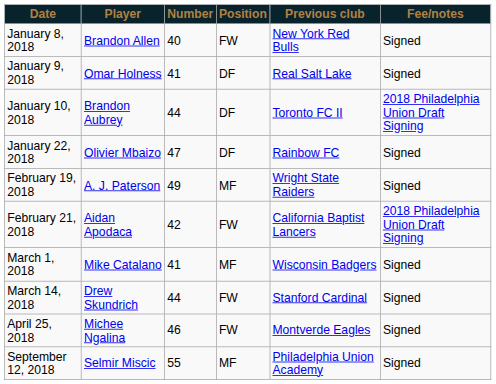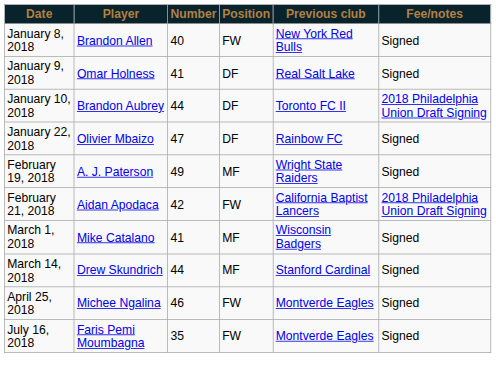(228, 297) FW -> (231, 270) MF
+ row: (28, 336)
- row: (37, 363)
